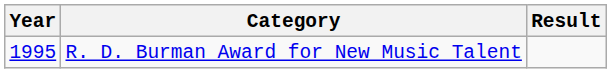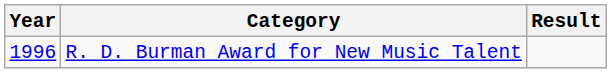(33, 52) 1995 -> (33, 52) 1996
